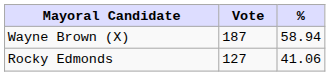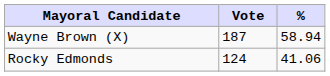(234, 60) 127 -> (234, 60) 124
